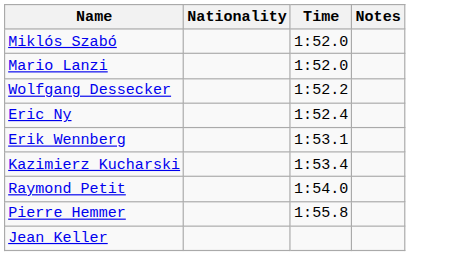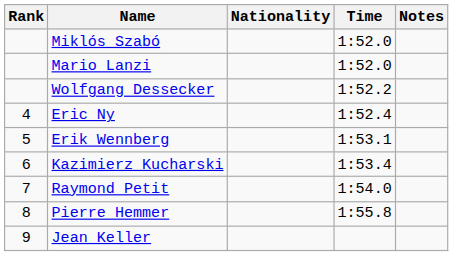+ column: (26, 17)
